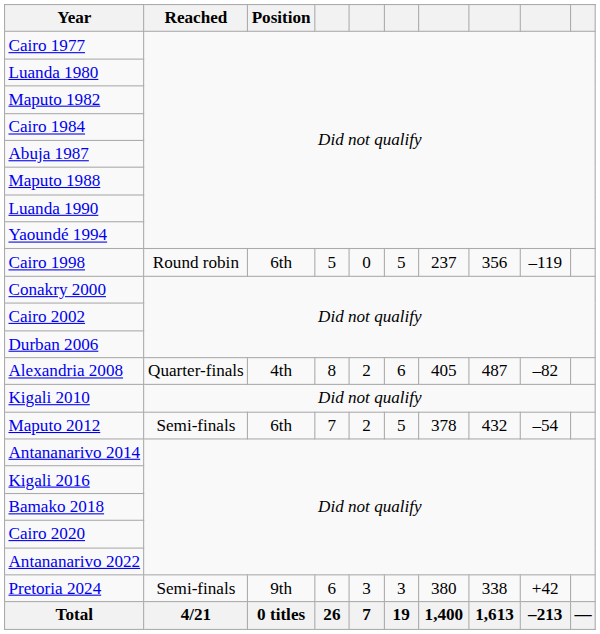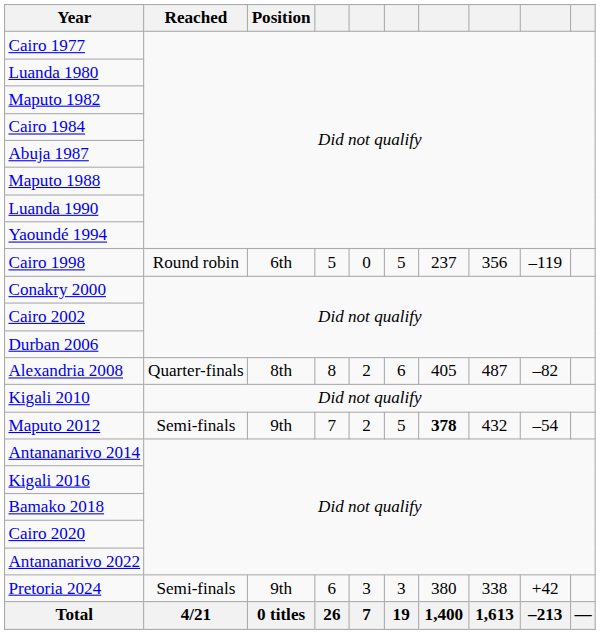(281, 371) 4th -> (281, 371) 8th
(281, 425) 6th -> (281, 425) 9th
(444, 425) normal -> (444, 425) bold
